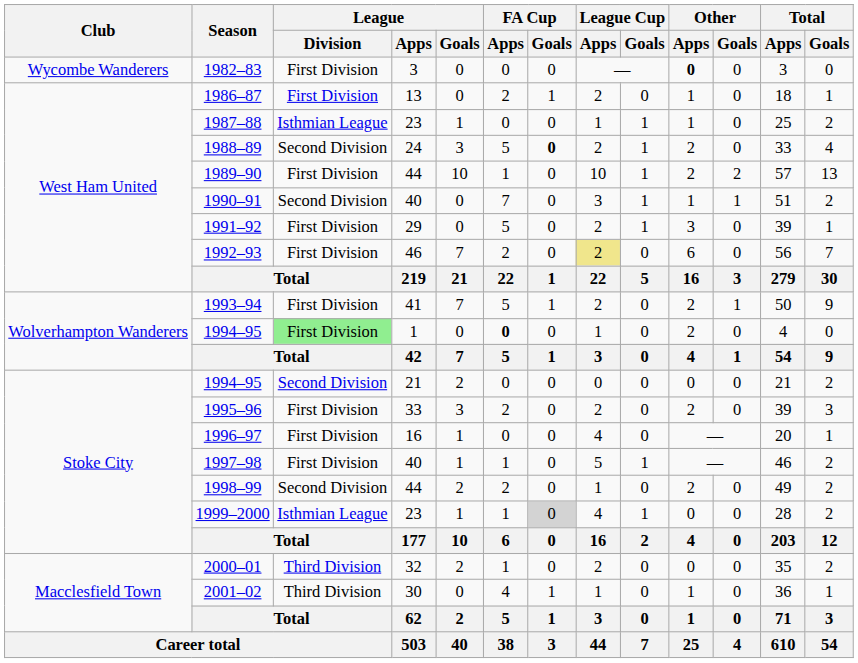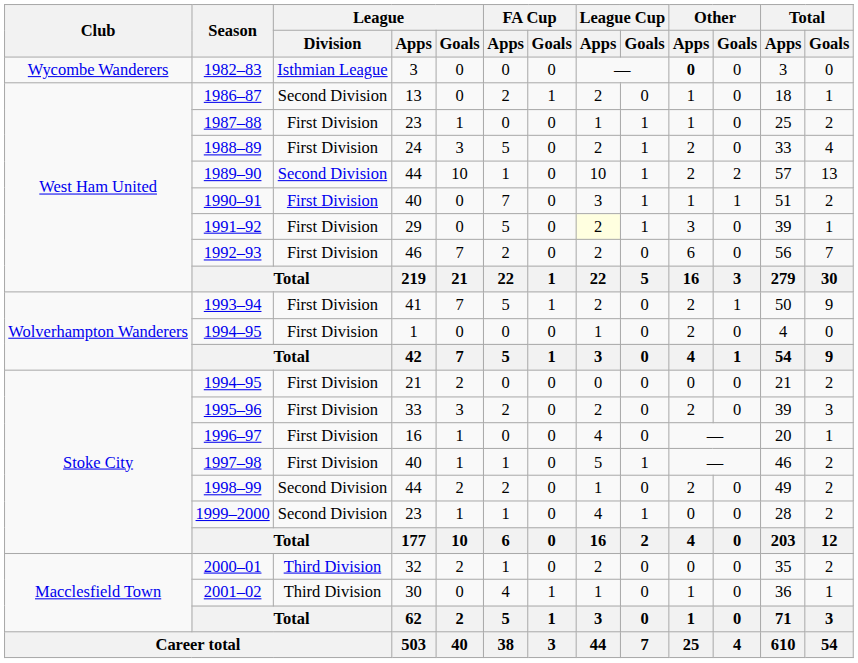(332, 69) First Division -> (332, 69) Isthmian League
(332, 95) First Division -> (332, 95) Second Division
(332, 122) Isthmian League -> (332, 122) First Division
(332, 148) Second Division -> (332, 148) First Division
(552, 148) bold -> (552, 148) normal
(332, 174) First Division -> (332, 174) Second Division
(332, 200) Second Division -> (332, 200) First Division
(598, 226) no background -> (598, 226) lightyellow background
(598, 252) khaki background -> (598, 252) no background
(332, 331) lightgreen background -> (332, 331) no background
(506, 331) bold -> (506, 331) normal
(332, 383) Second Division -> (332, 383) First Division
(332, 514) Isthmian League -> (332, 514) Second Division
(552, 514) lightgrey background -> (552, 514) no background
